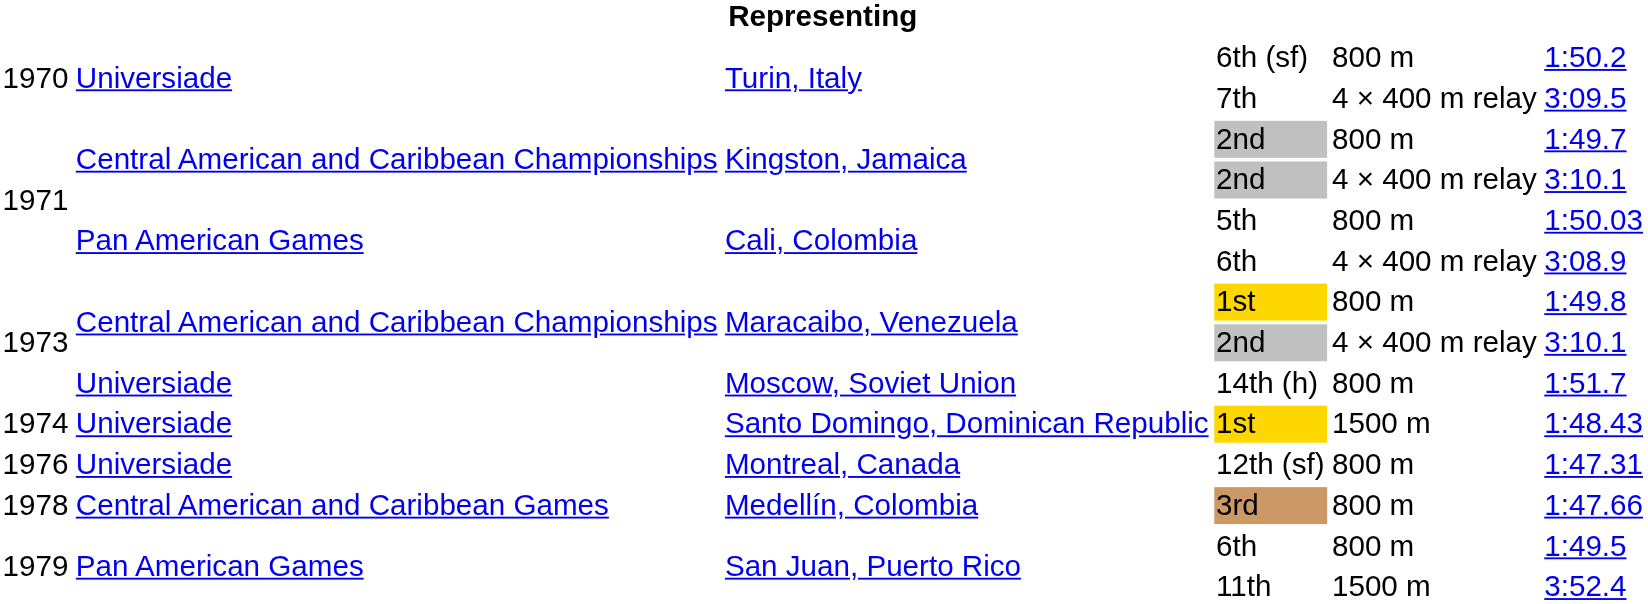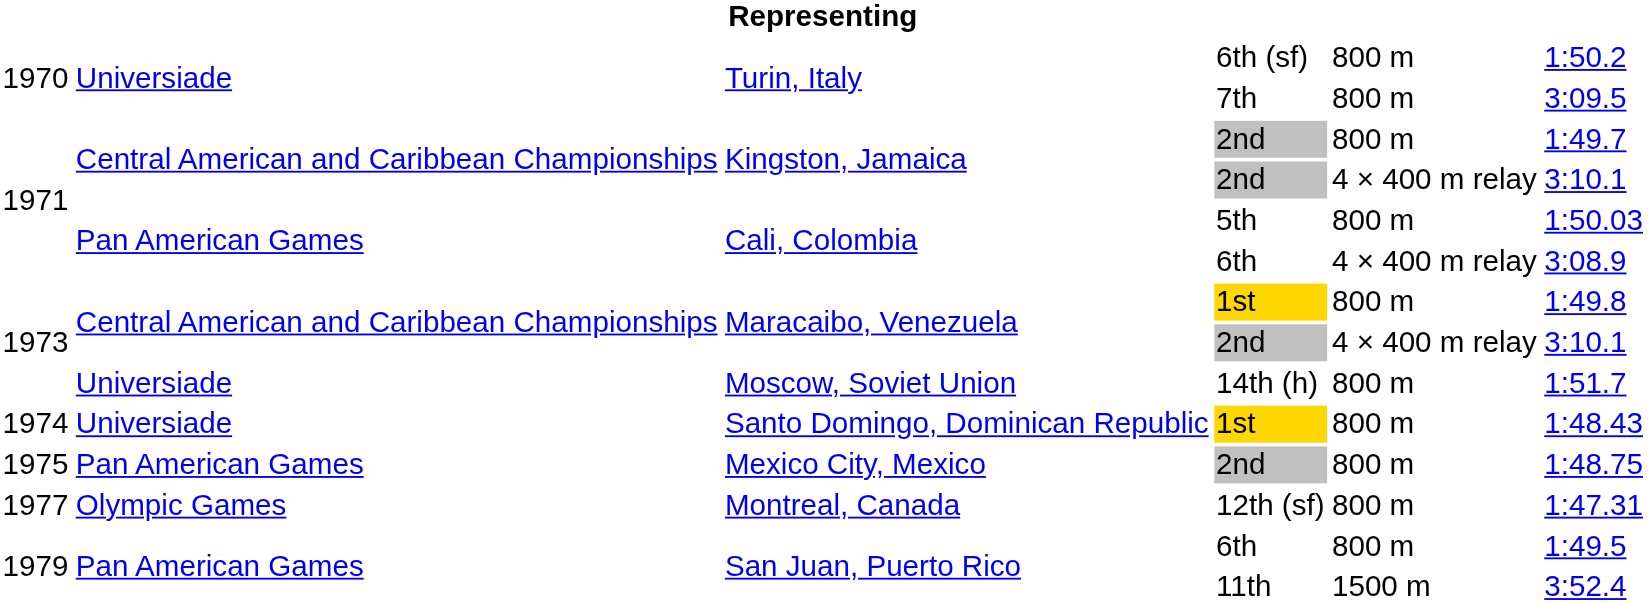(1434, 98) 4 × 400 m relay -> (1373, 98) 800 m
(1381, 423) 1500 m -> (1373, 423) 800 m
+ row: (855, 464)
(35, 464) 1976 -> (35, 505) 1977
(154, 464) Universiade -> (181, 505) Olympic Games
- row: (852, 505)
